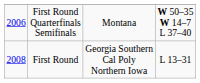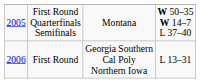(16, 22) 2006 -> (16, 22) 2005
(16, 59) 2008 -> (16, 59) 2006
